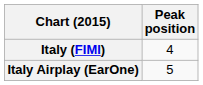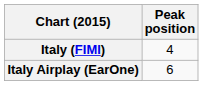(170, 70) 5 -> (170, 70) 6
